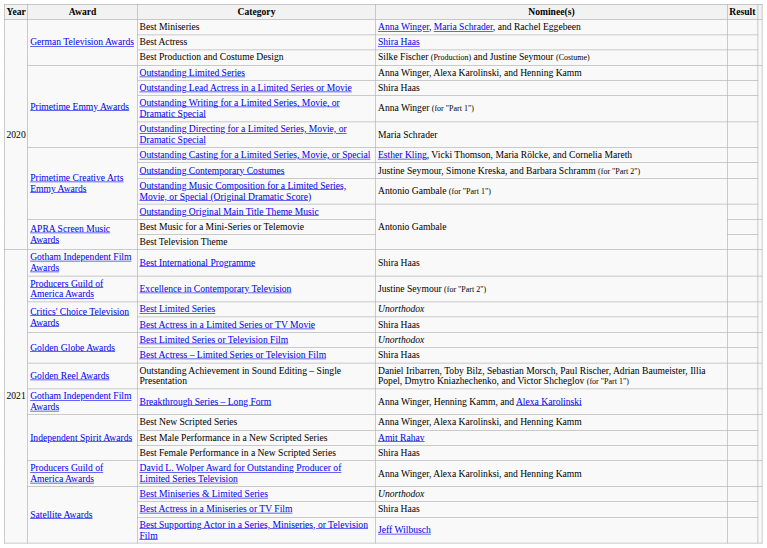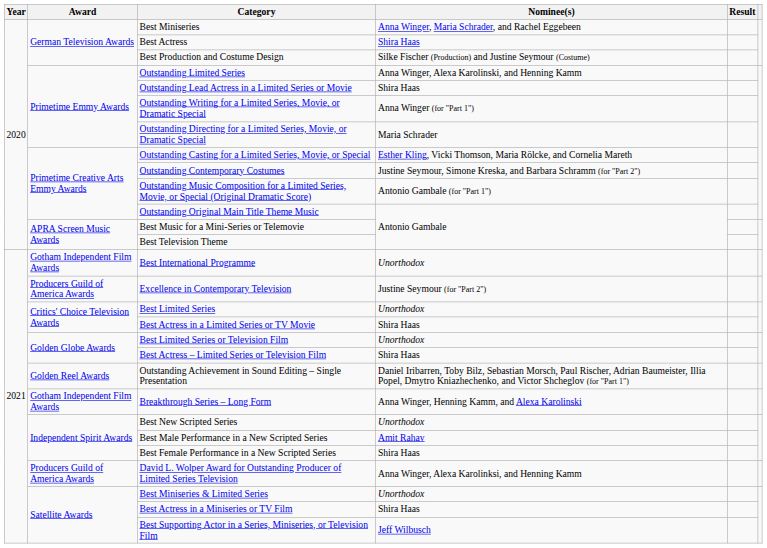(399, 263) Shira Haas -> (401, 263) Unorthodox
(480, 422) Anna Winger, Alexa Karolinski, and Henning Kamm -> (401, 422) Unorthodox
